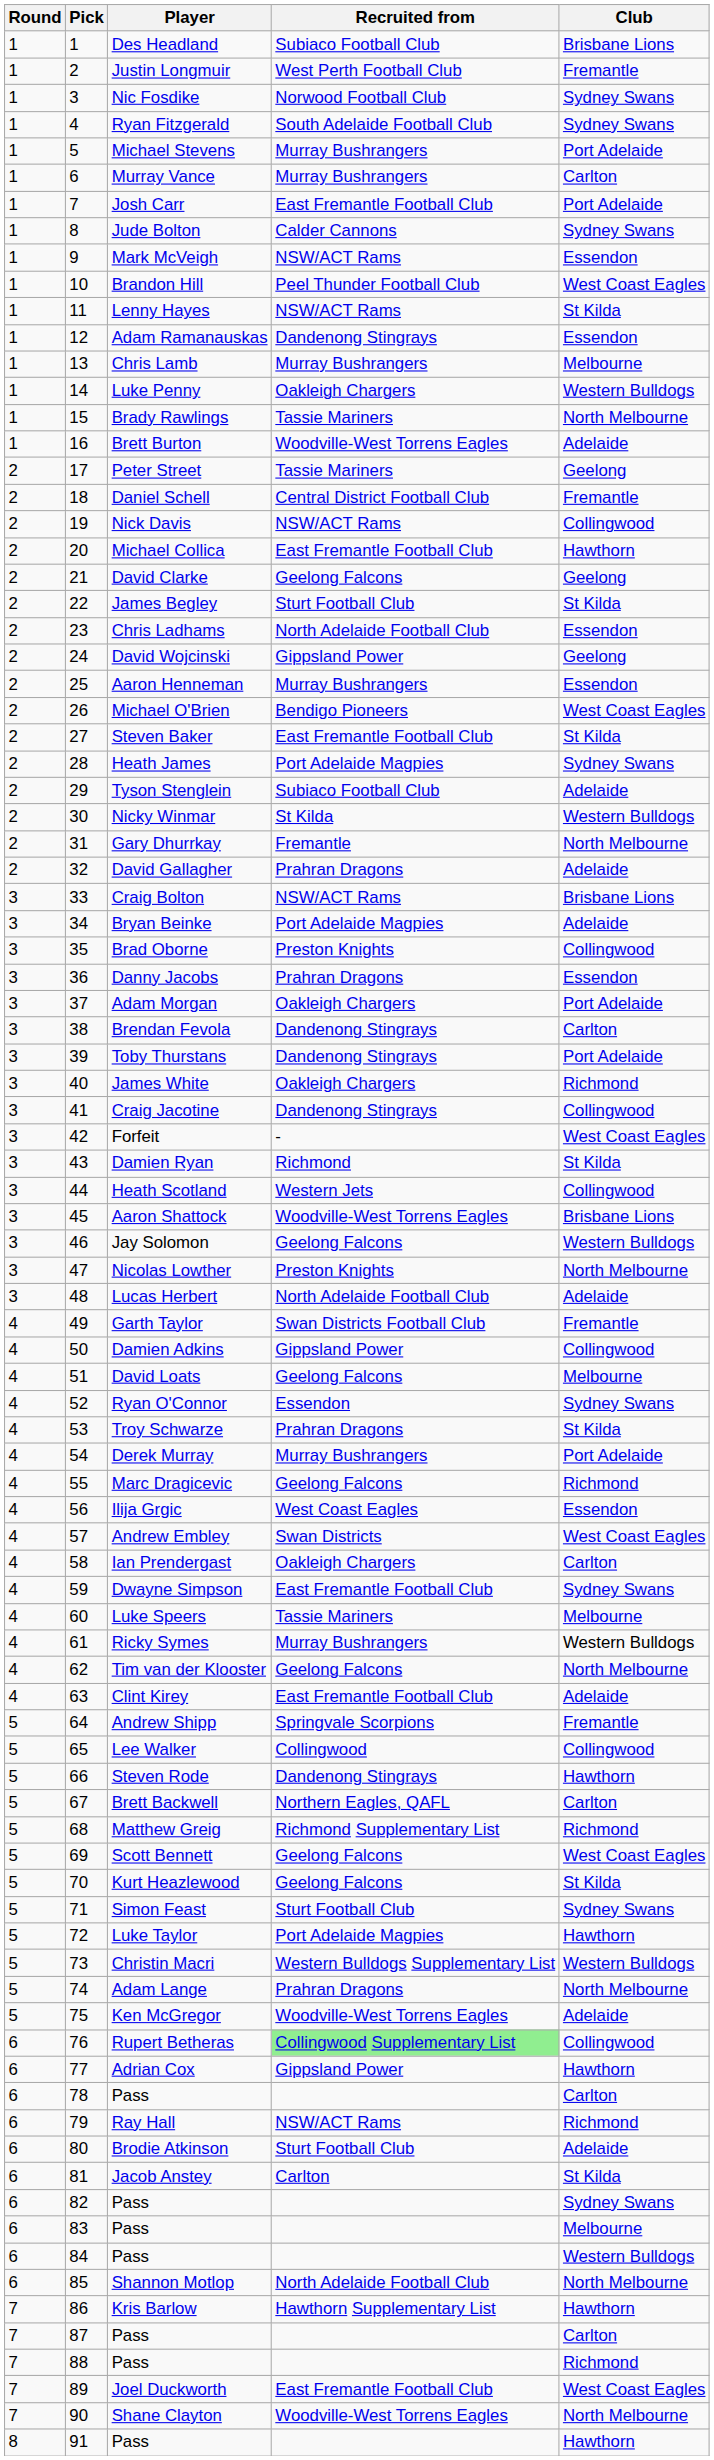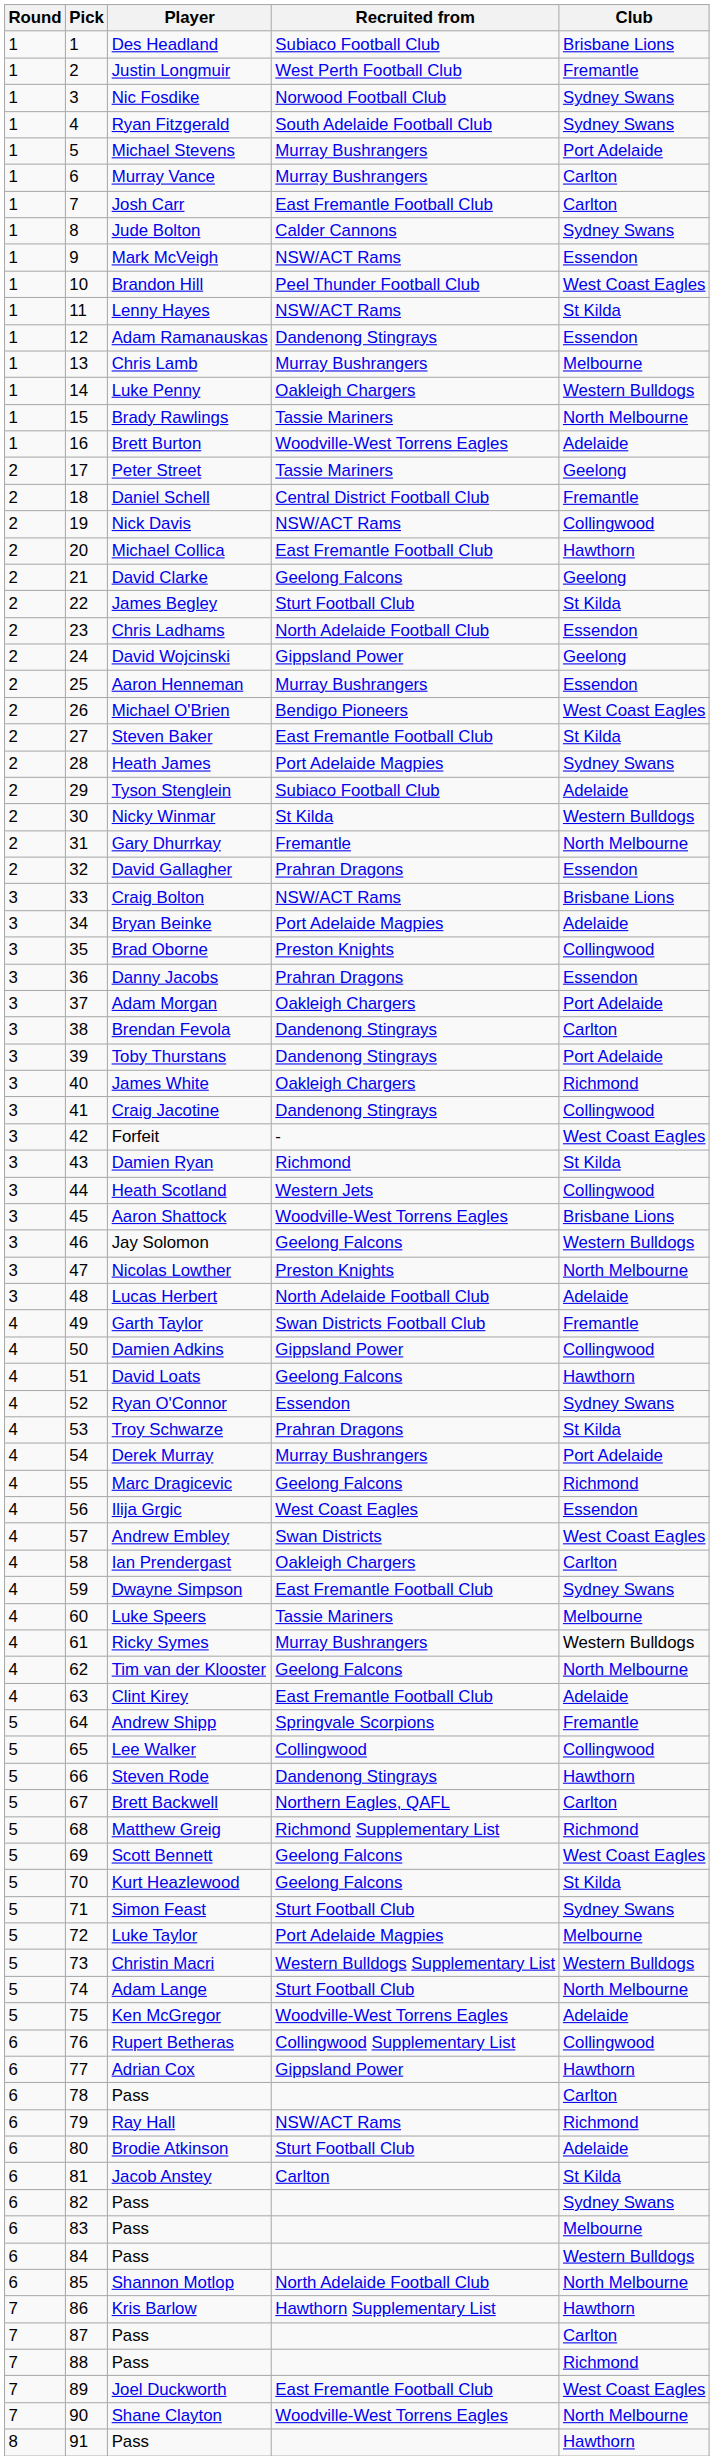(613, 204) Port Adelaide -> (590, 204) Carlton
(596, 870) Adelaide -> (600, 870) Essendon
(603, 1376) Melbourne -> (599, 1376) Hawthorn
(599, 1936) Hawthorn -> (603, 1936) Melbourne
(339, 1989) Prahran Dragons -> (345, 1989) Sturt Football Club
(395, 2042) lightgreen background -> (395, 2042) no background
